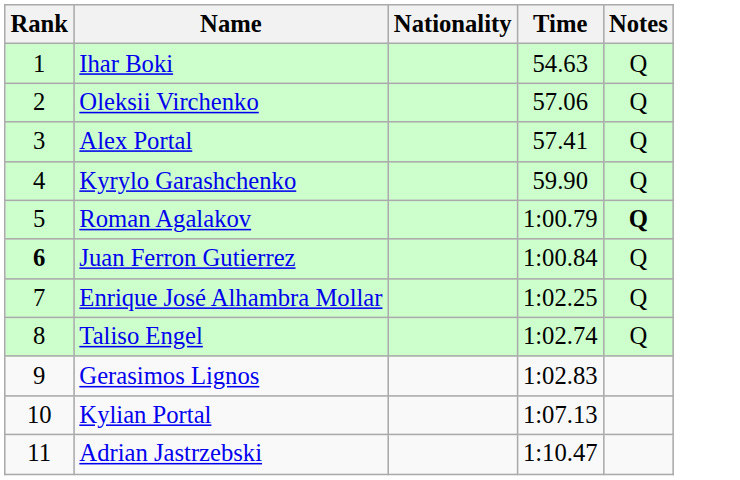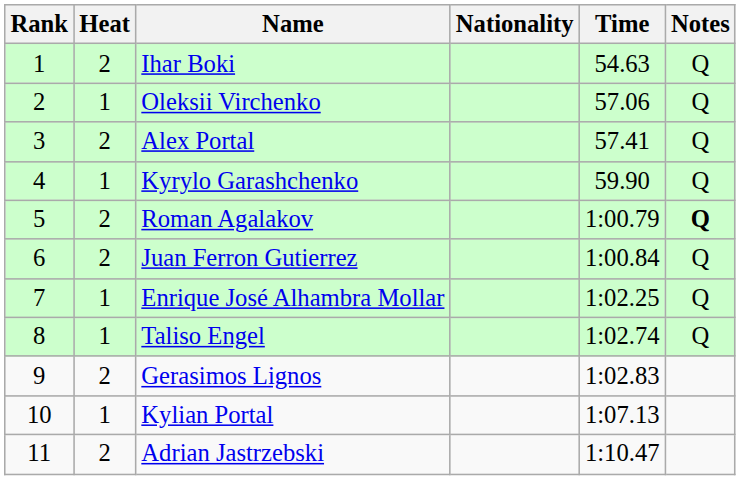+ column: (105, 24)
(39, 258) bold -> (39, 258) normal
